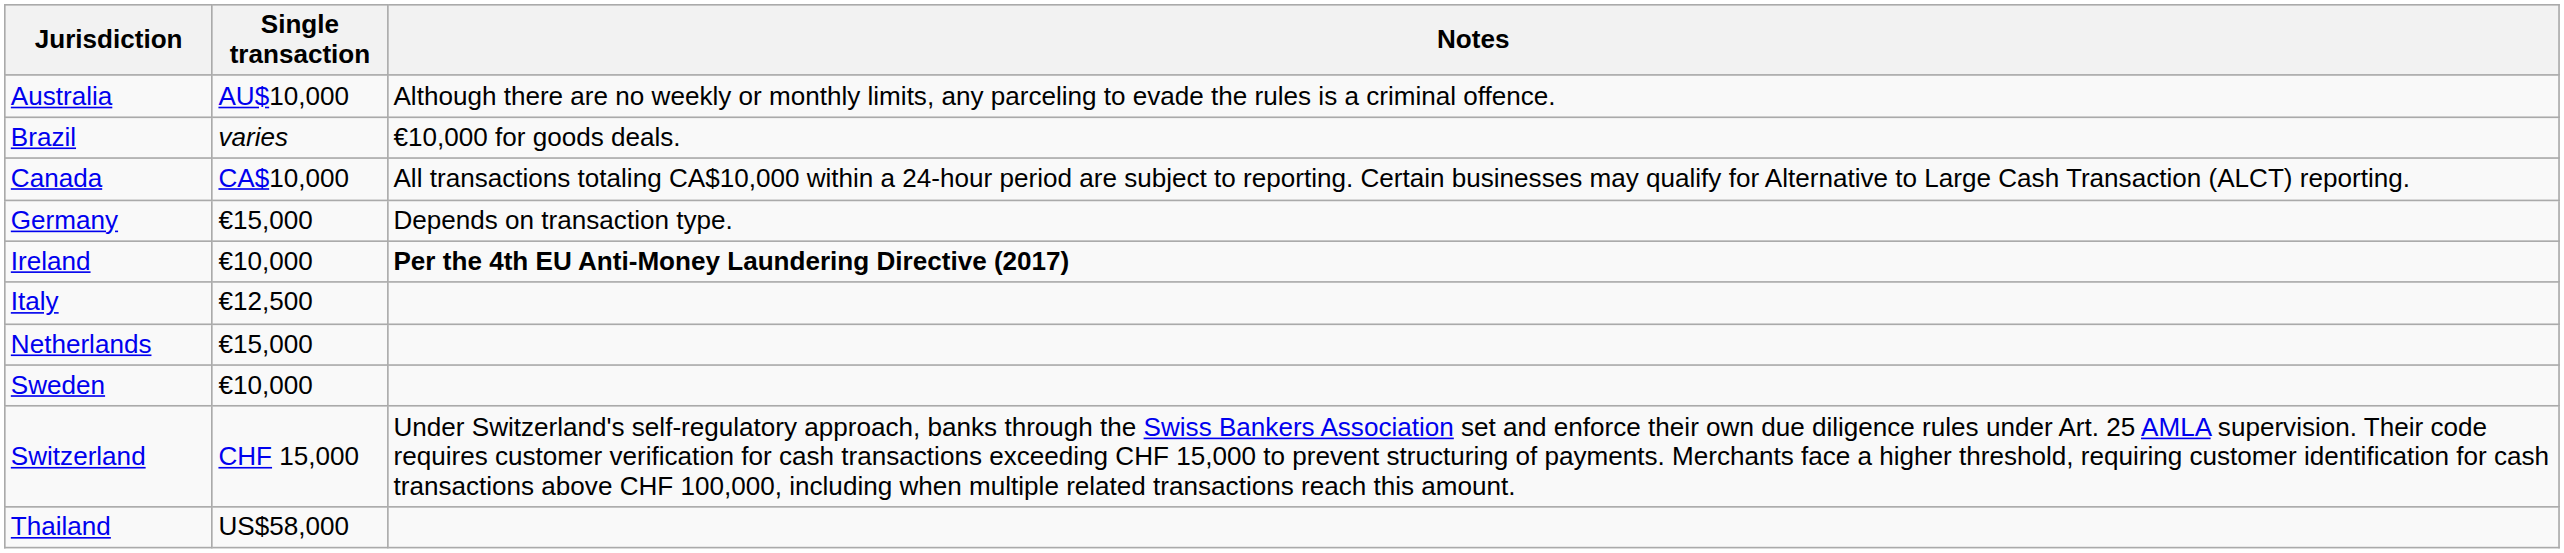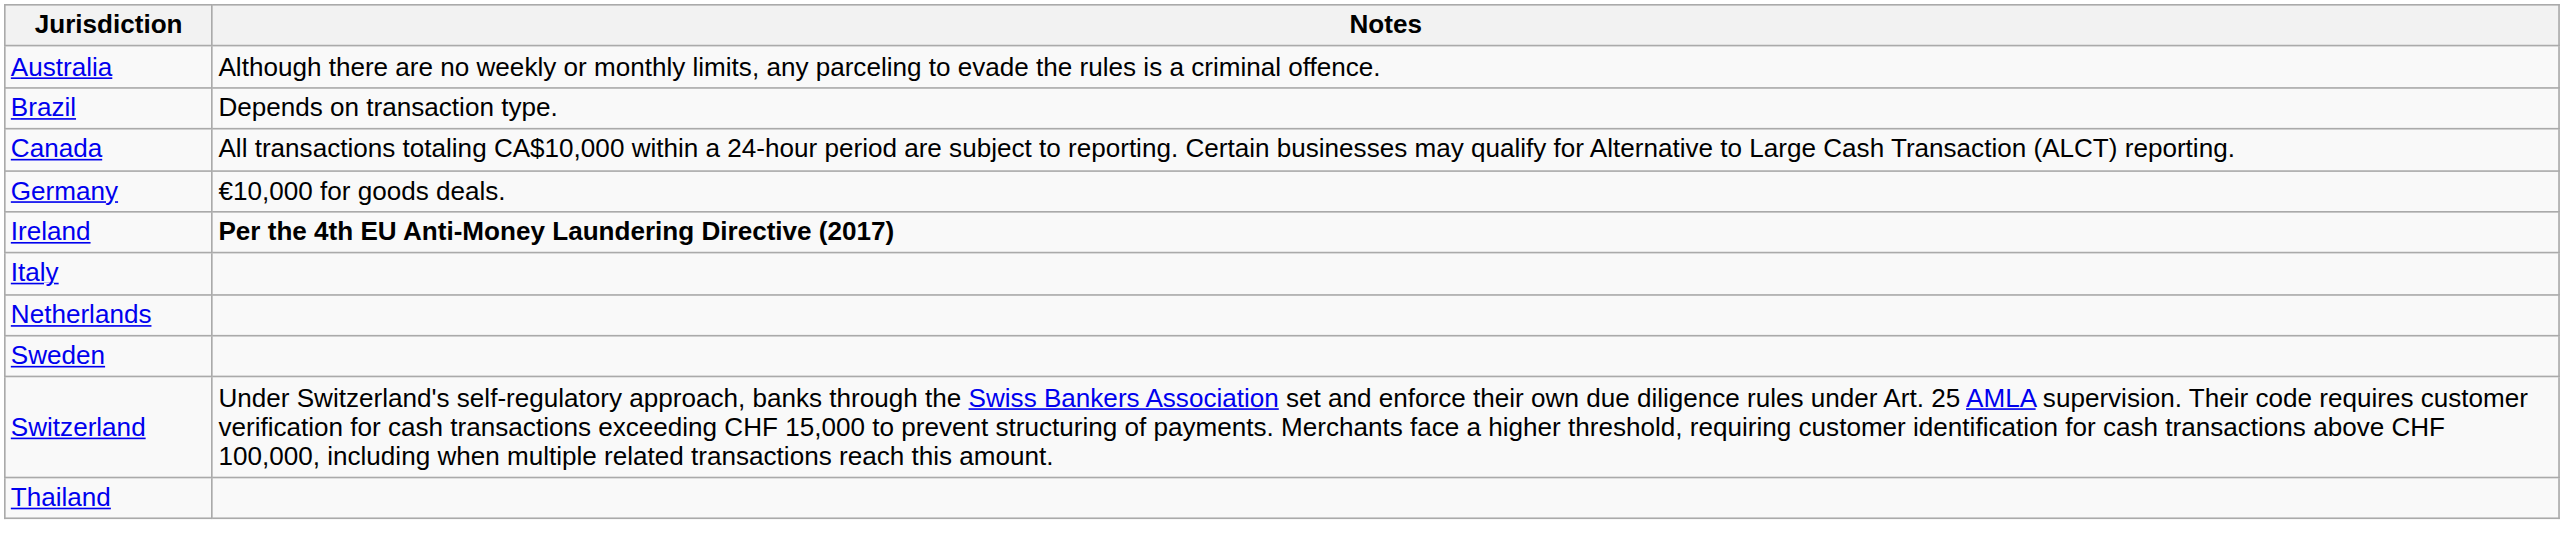- column: (300, 39)
(537, 137) €10,000 for goods deals. -> (388, 107) Depends on transaction type.
(563, 219) Depends on transaction type. -> (362, 190) €10,000 for goods deals.
